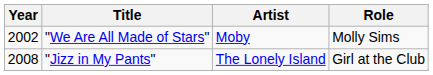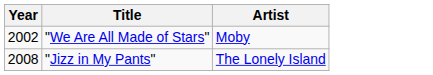- column: (379, 15)
